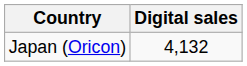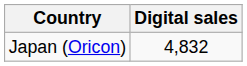(186, 46) 4,132 -> (186, 46) 4,832
